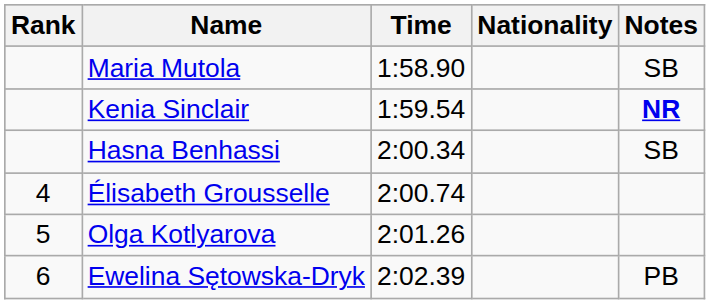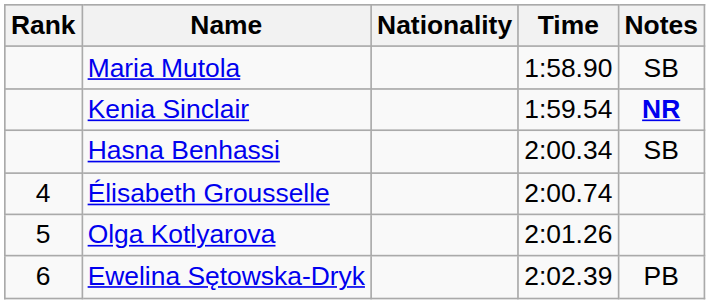columns swapped: (545, 25) <-> (421, 25)
